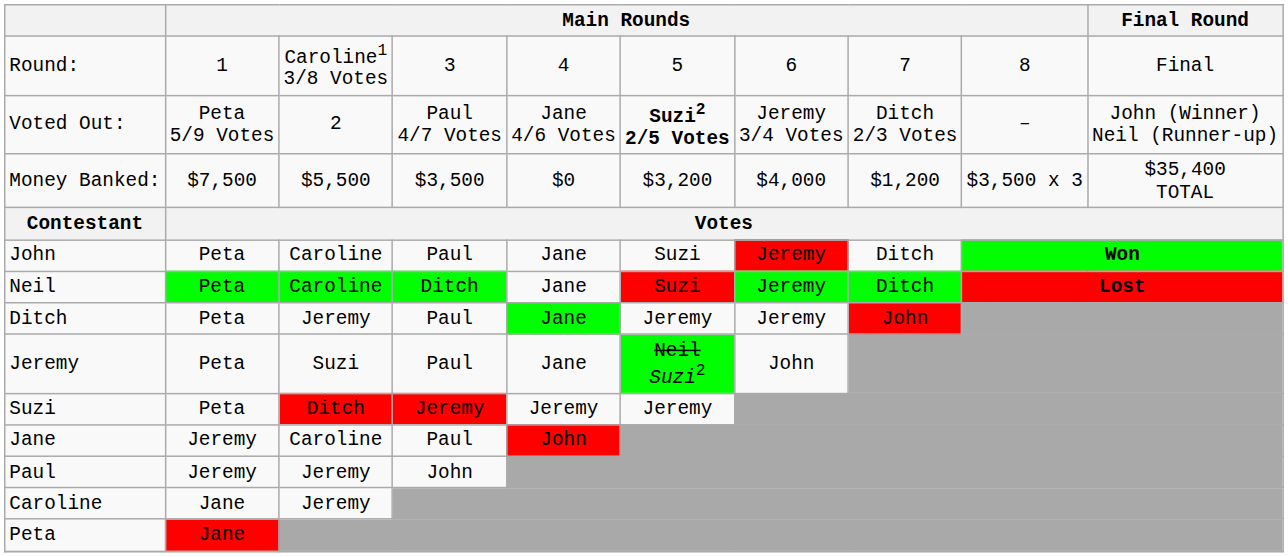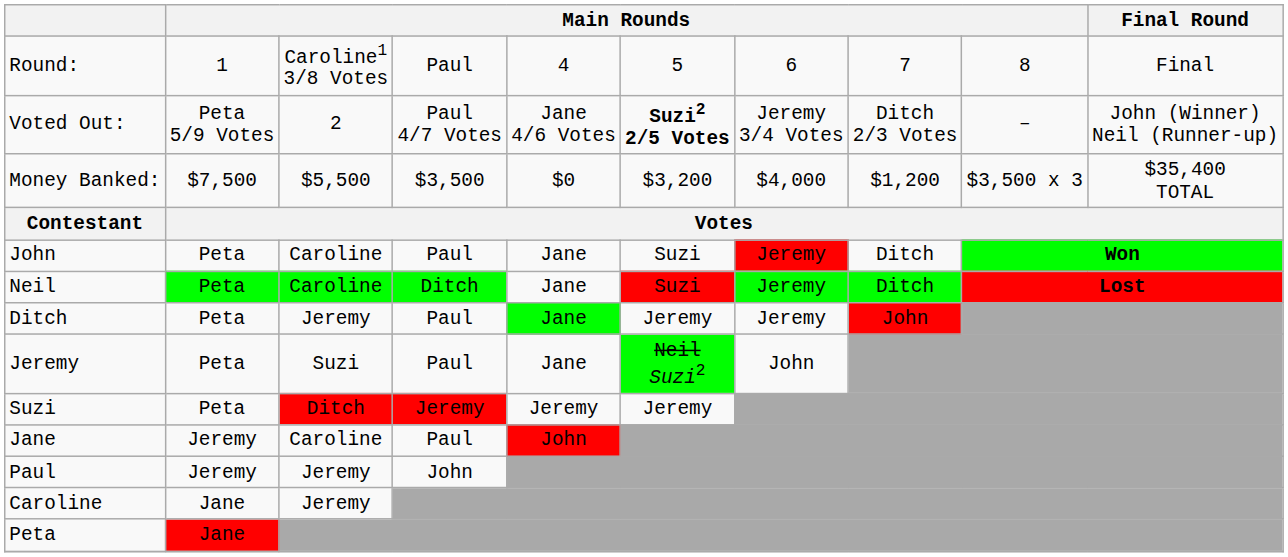(450, 66) 3 -> (450, 66) Paul
